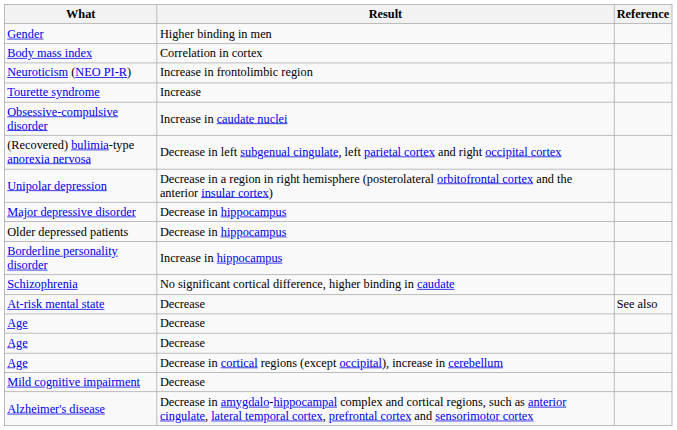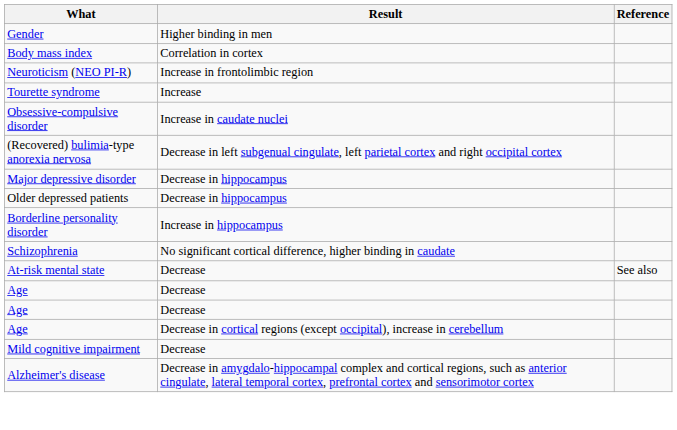- row: (57, 185)
